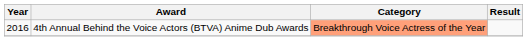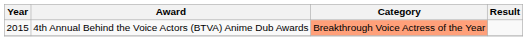(18, 28) 2016 -> (18, 28) 2015
